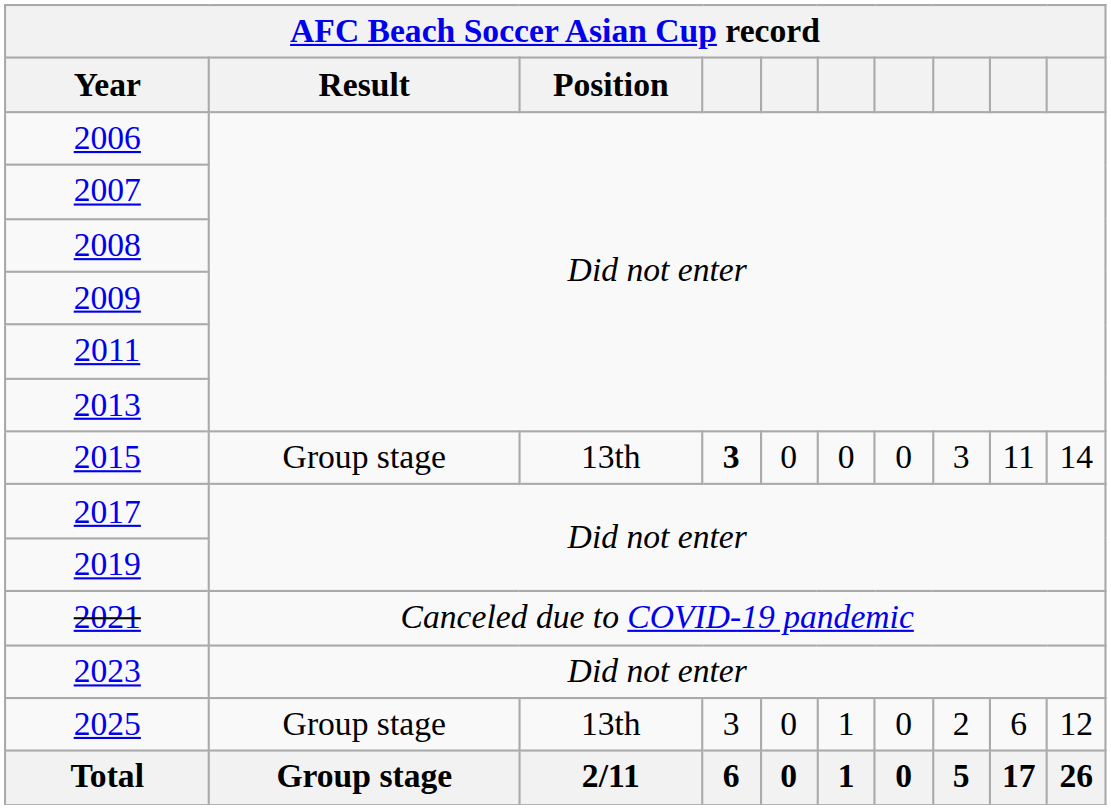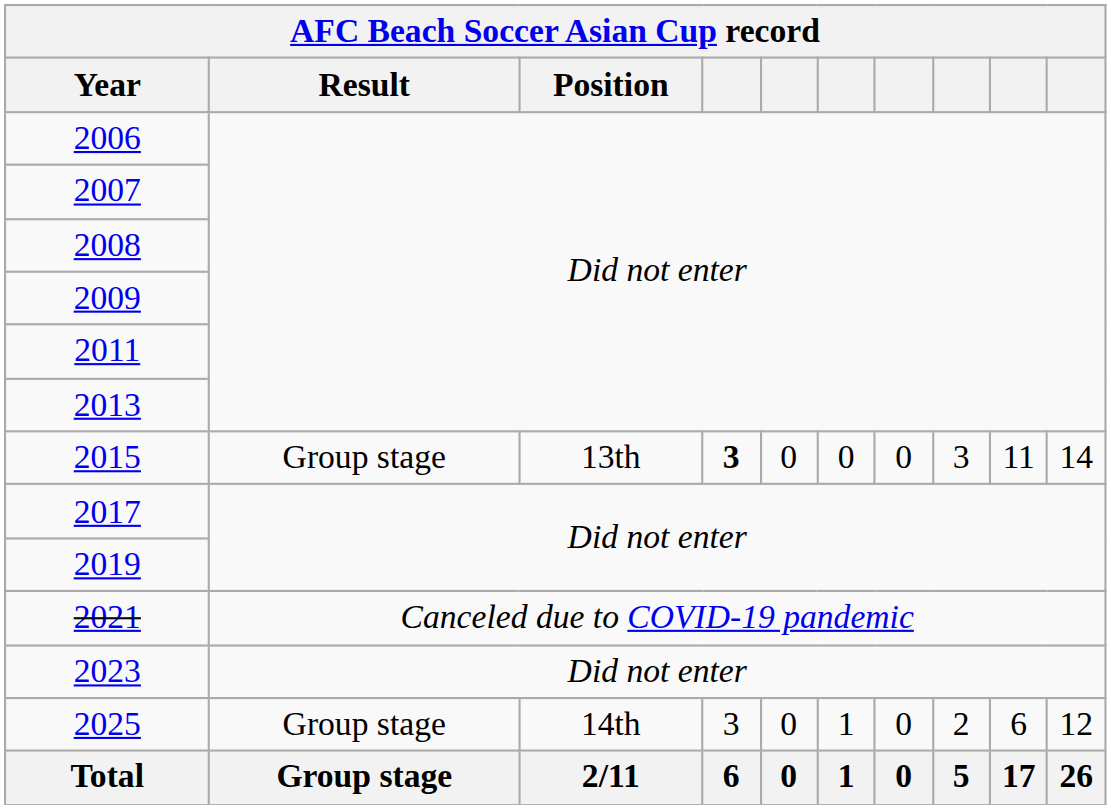(611, 723) 13th -> (611, 723) 14th
